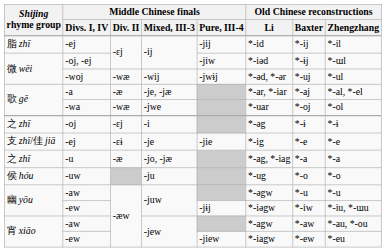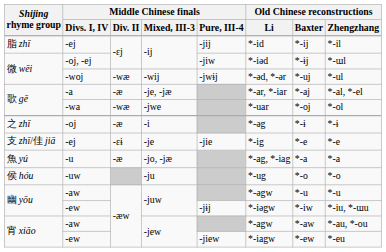(118, 124) -ɛj -> (118, 124) -æ
(18, 158) 之 zhī -> (17, 158) 魚 yú
